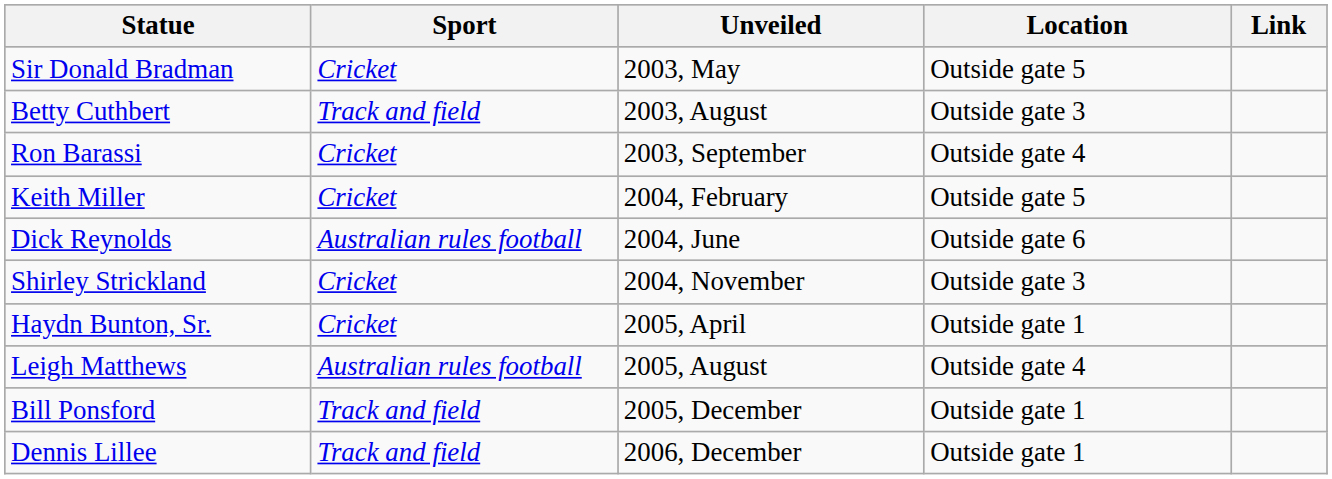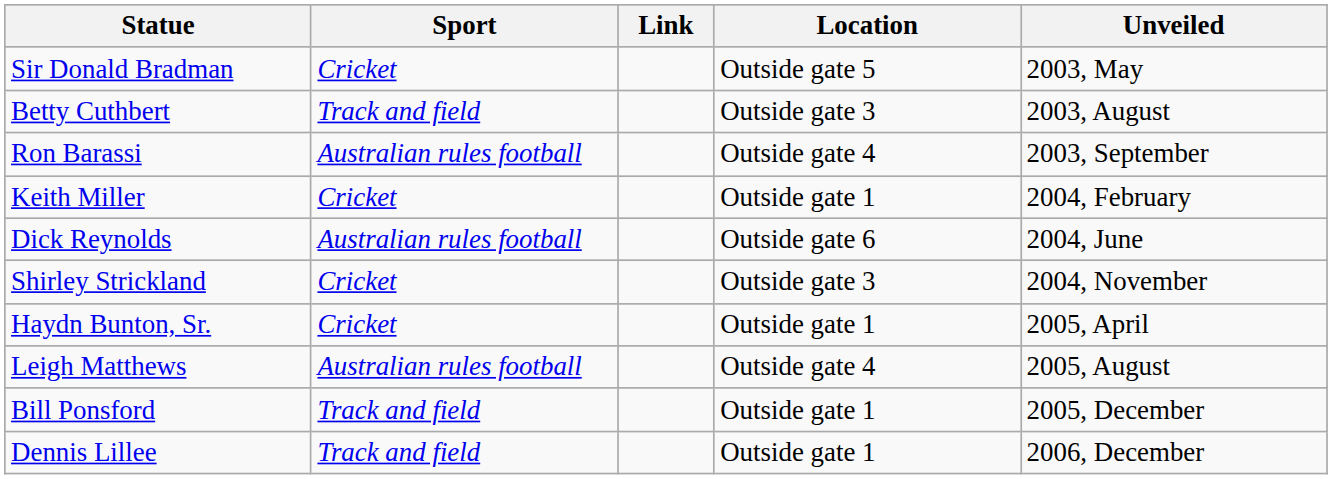columns swapped: (771, 25) <-> (1279, 25)
(357, 153) Cricket -> (450, 153) Australian rules football
(1008, 196) Outside gate 5 -> (798, 196) Outside gate 1
